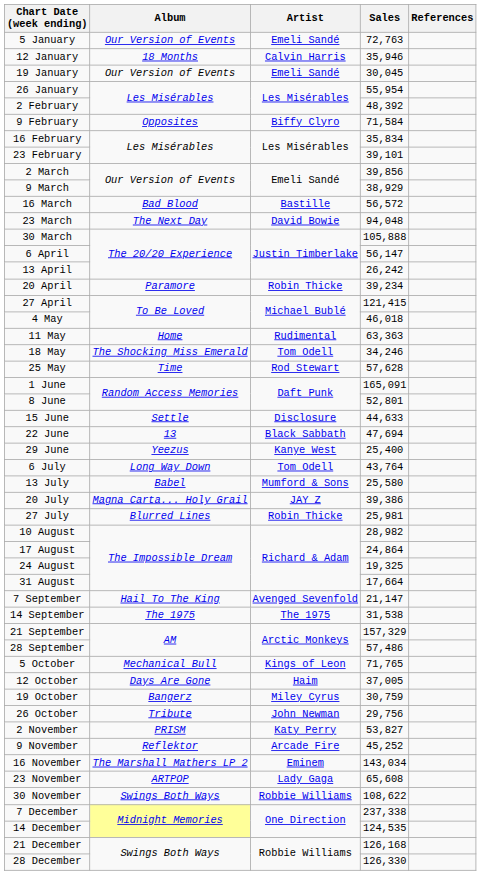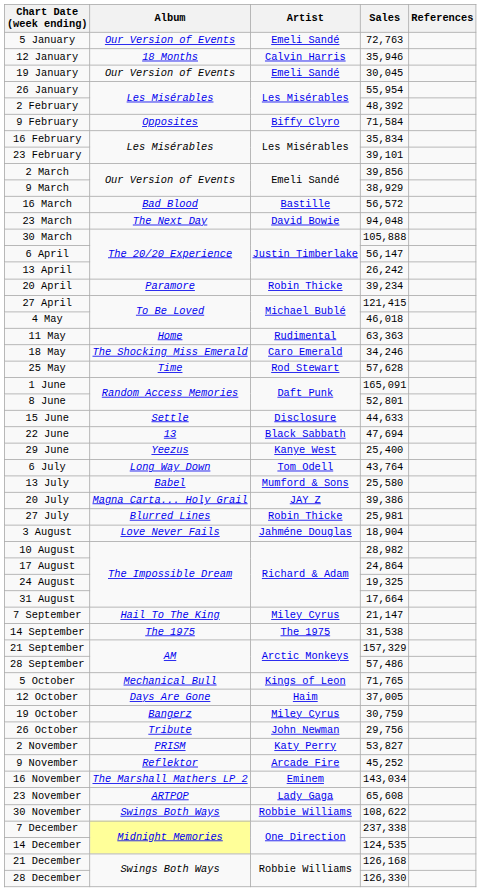(305, 352) Tom Odell -> (305, 352) Caro Emerald
+ row: (47, 533)
(305, 599) Avenged Sevenfold -> (305, 615) Miley Cyrus
